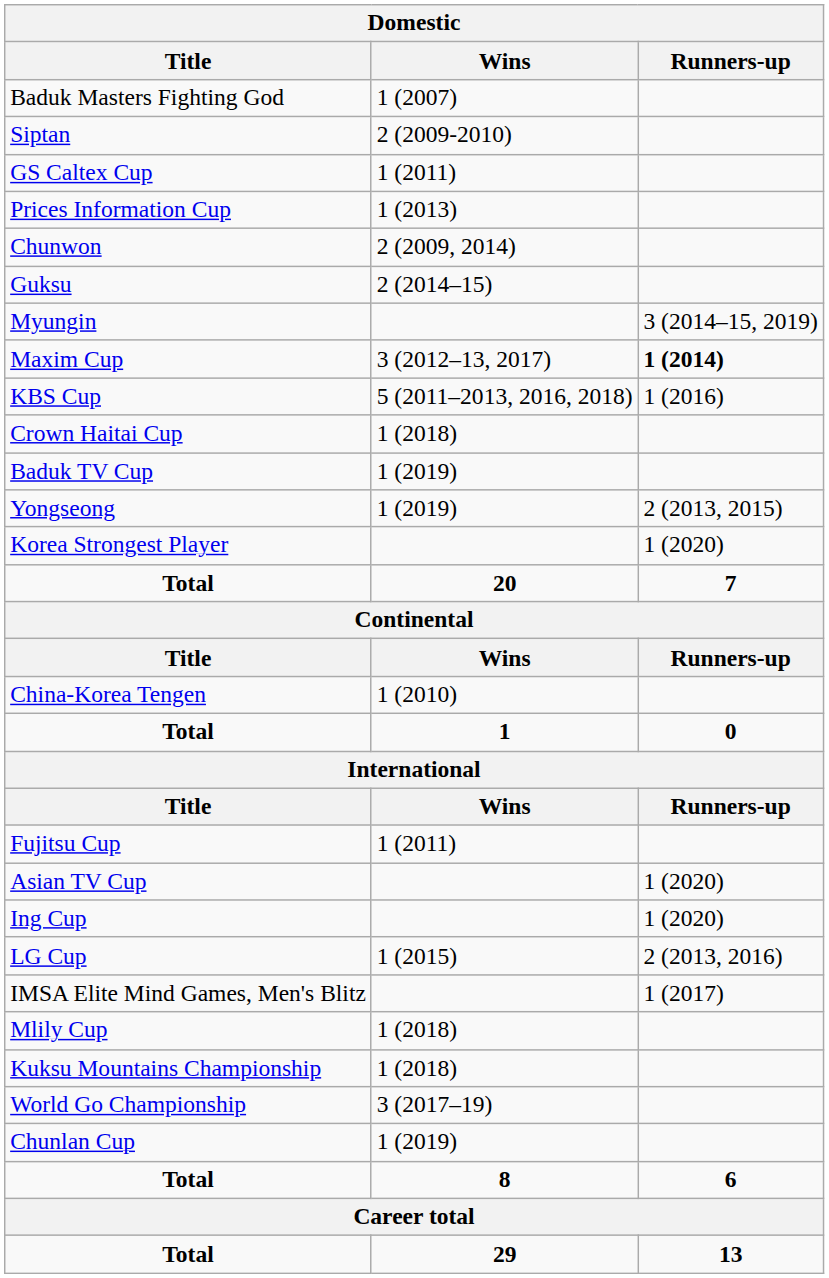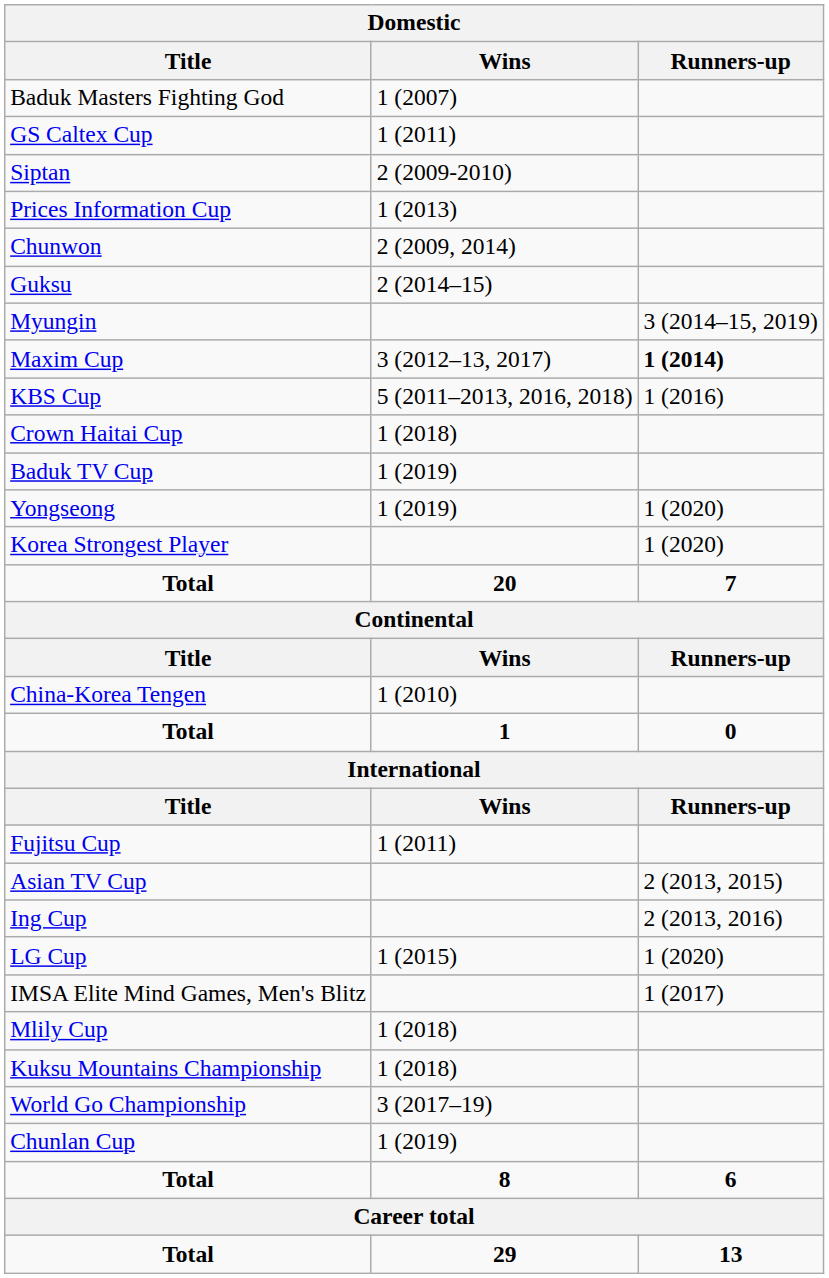rows swapped: (40, 135) <-> (81, 172)
(713, 508) 2 (2013, 2015) -> (684, 508) 1 (2020)
(684, 881) 1 (2020) -> (713, 881) 2 (2013, 2015)
(684, 918) 1 (2020) -> (713, 918) 2 (2013, 2016)
(713, 955) 2 (2013, 2016) -> (684, 955) 1 (2020)
